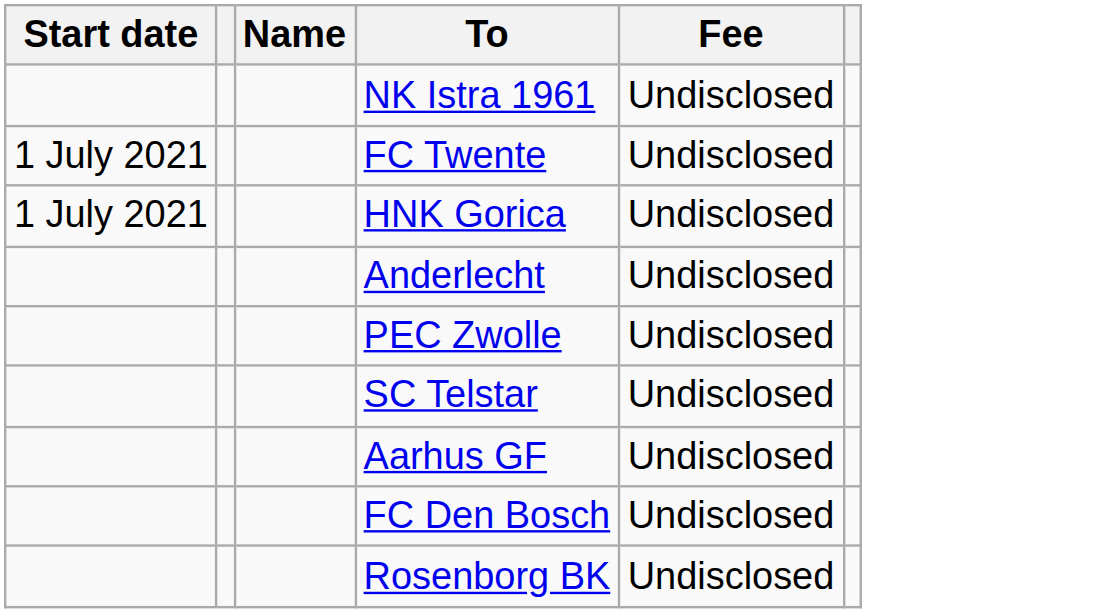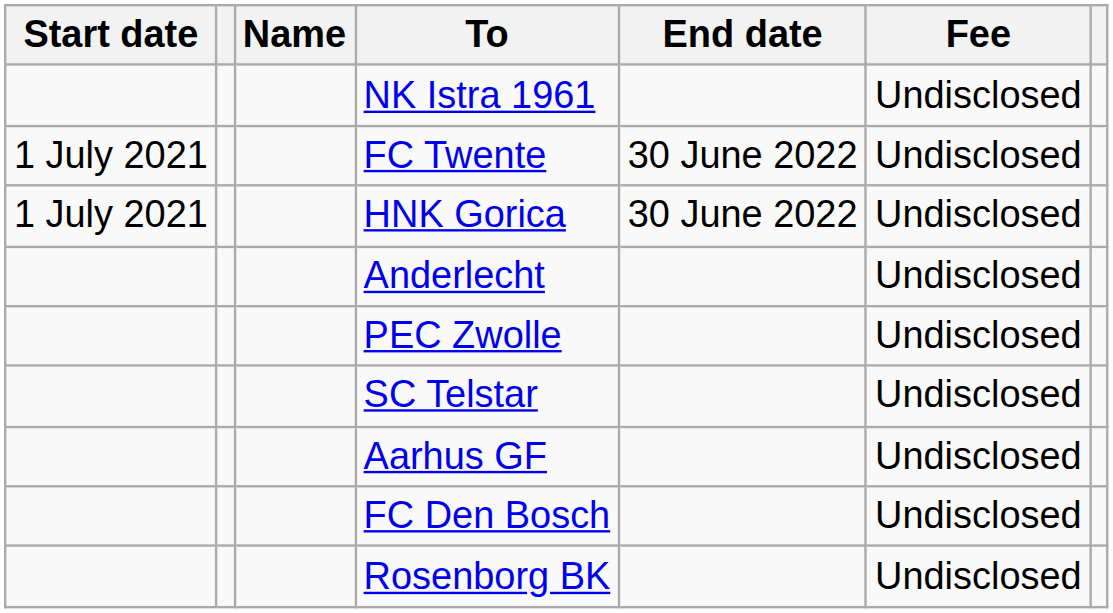+ column: (743, 34)
